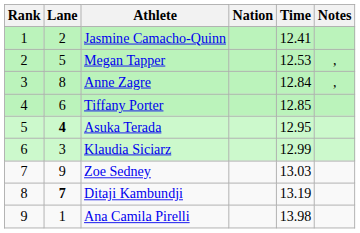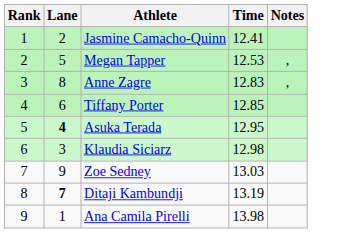- column: (253, 15)
(296, 82) 12.84 -> (248, 82) 12.83
(296, 149) 12.99 -> (248, 149) 12.98
